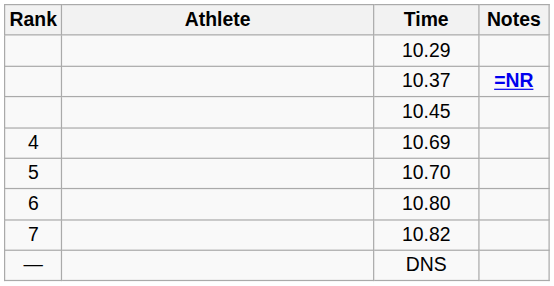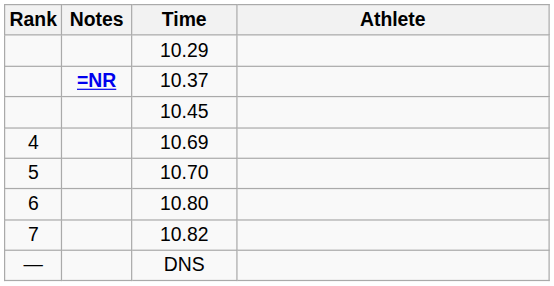columns swapped: (218, 19) <-> (514, 19)
